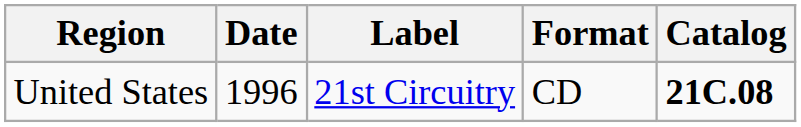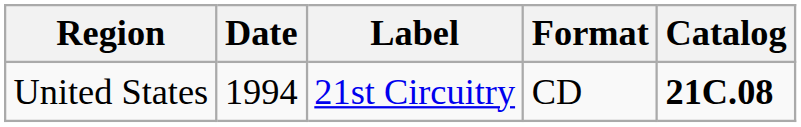(261, 90) 1996 -> (261, 90) 1994
